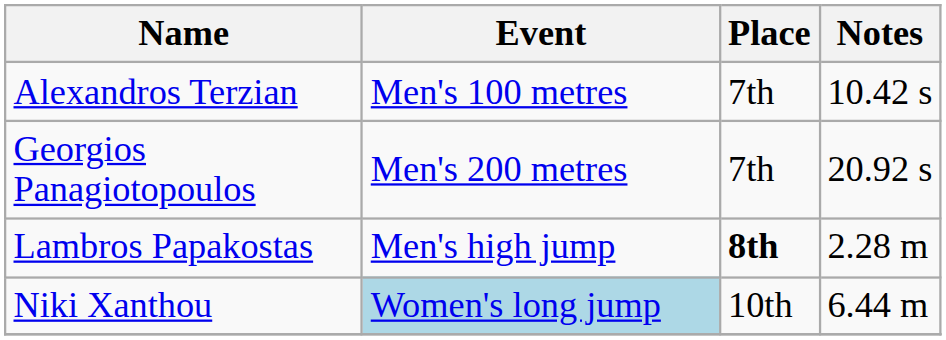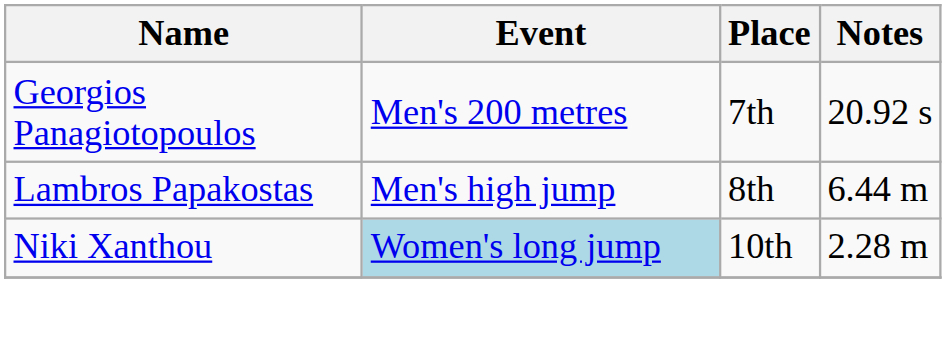- row: (156, 90)
(753, 246) bold -> (751, 189) normal
(878, 246) 2.28 m -> (878, 189) 6.44 m
(878, 304) 6.44 m -> (878, 246) 2.28 m
